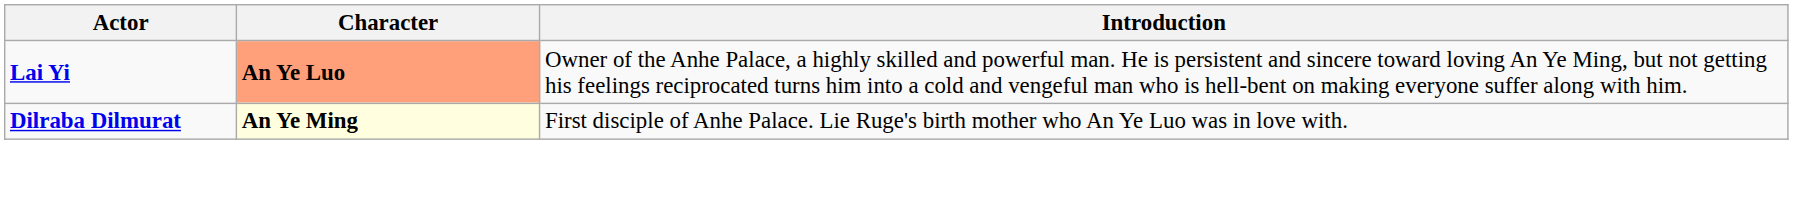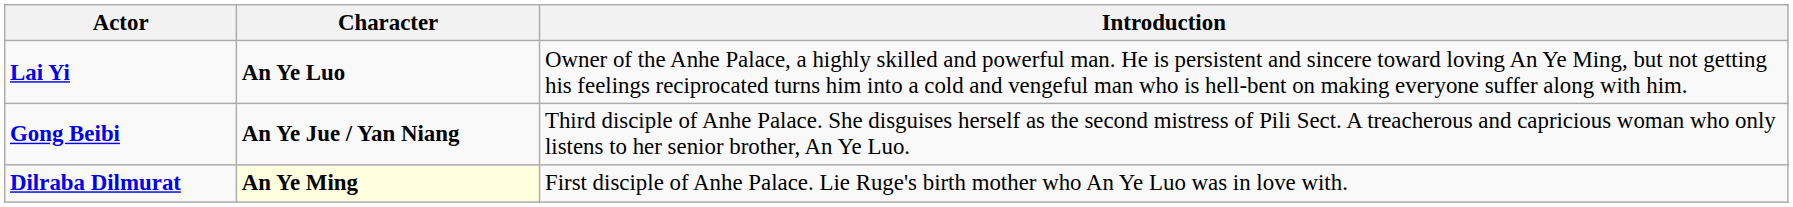(294, 71) lightsalmon background -> (294, 71) no background
+ row: (65, 133)
